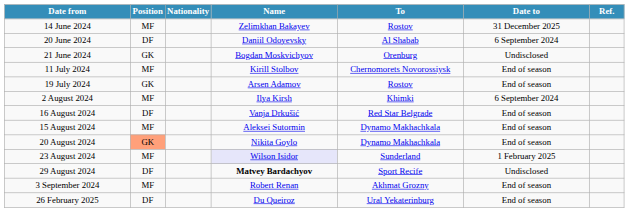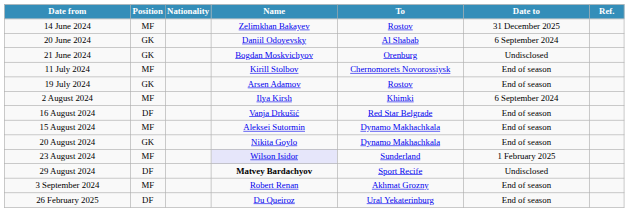(148, 41) DF -> (148, 41) GK
(148, 142) lightsalmon background -> (148, 142) no background
